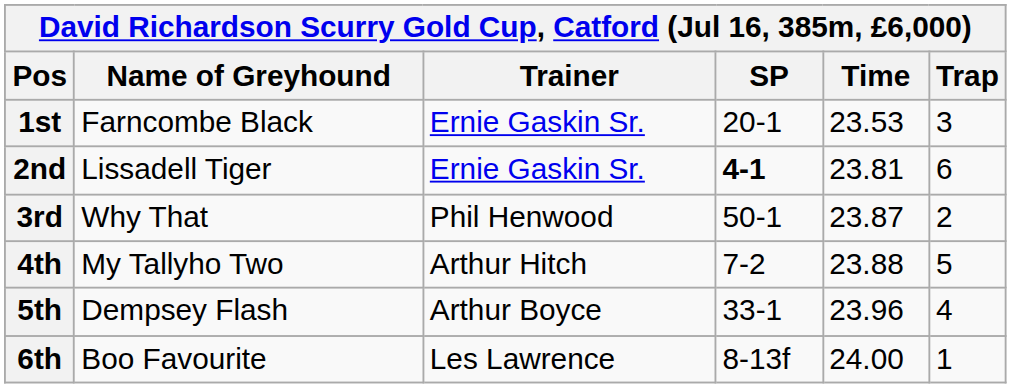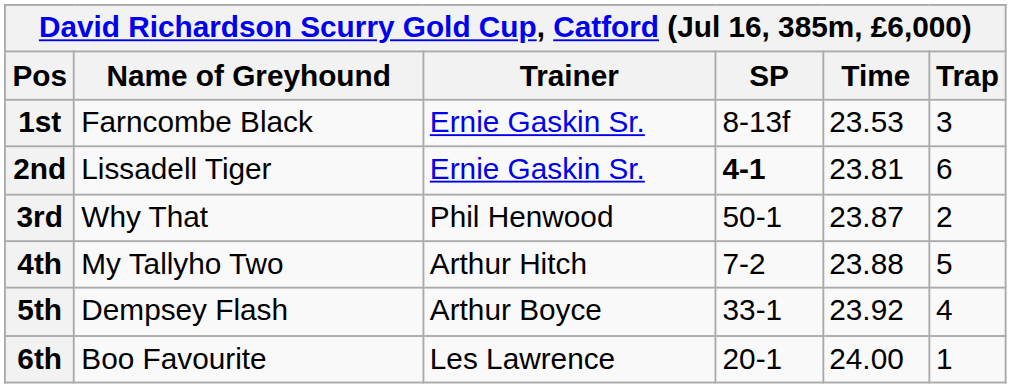(752, 122) 20-1 -> (756, 122) 8-13f
(867, 311) 23.96 -> (867, 311) 23.92
(756, 358) 8-13f -> (752, 358) 20-1
